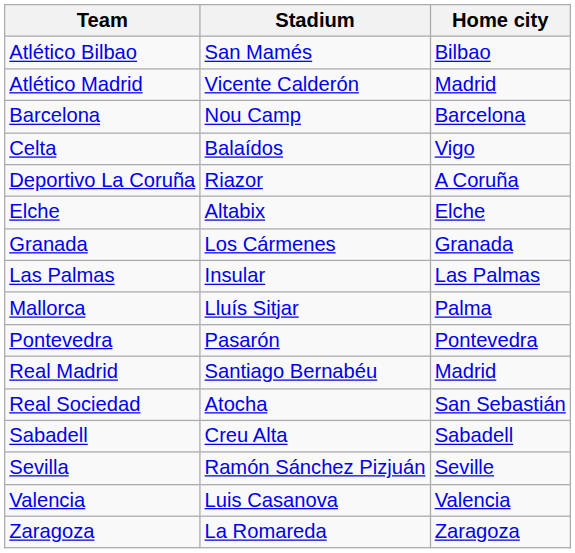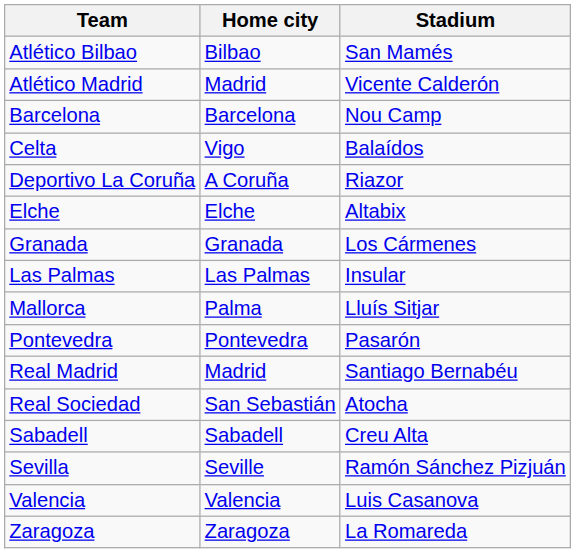columns swapped: (500, 20) <-> (315, 20)
